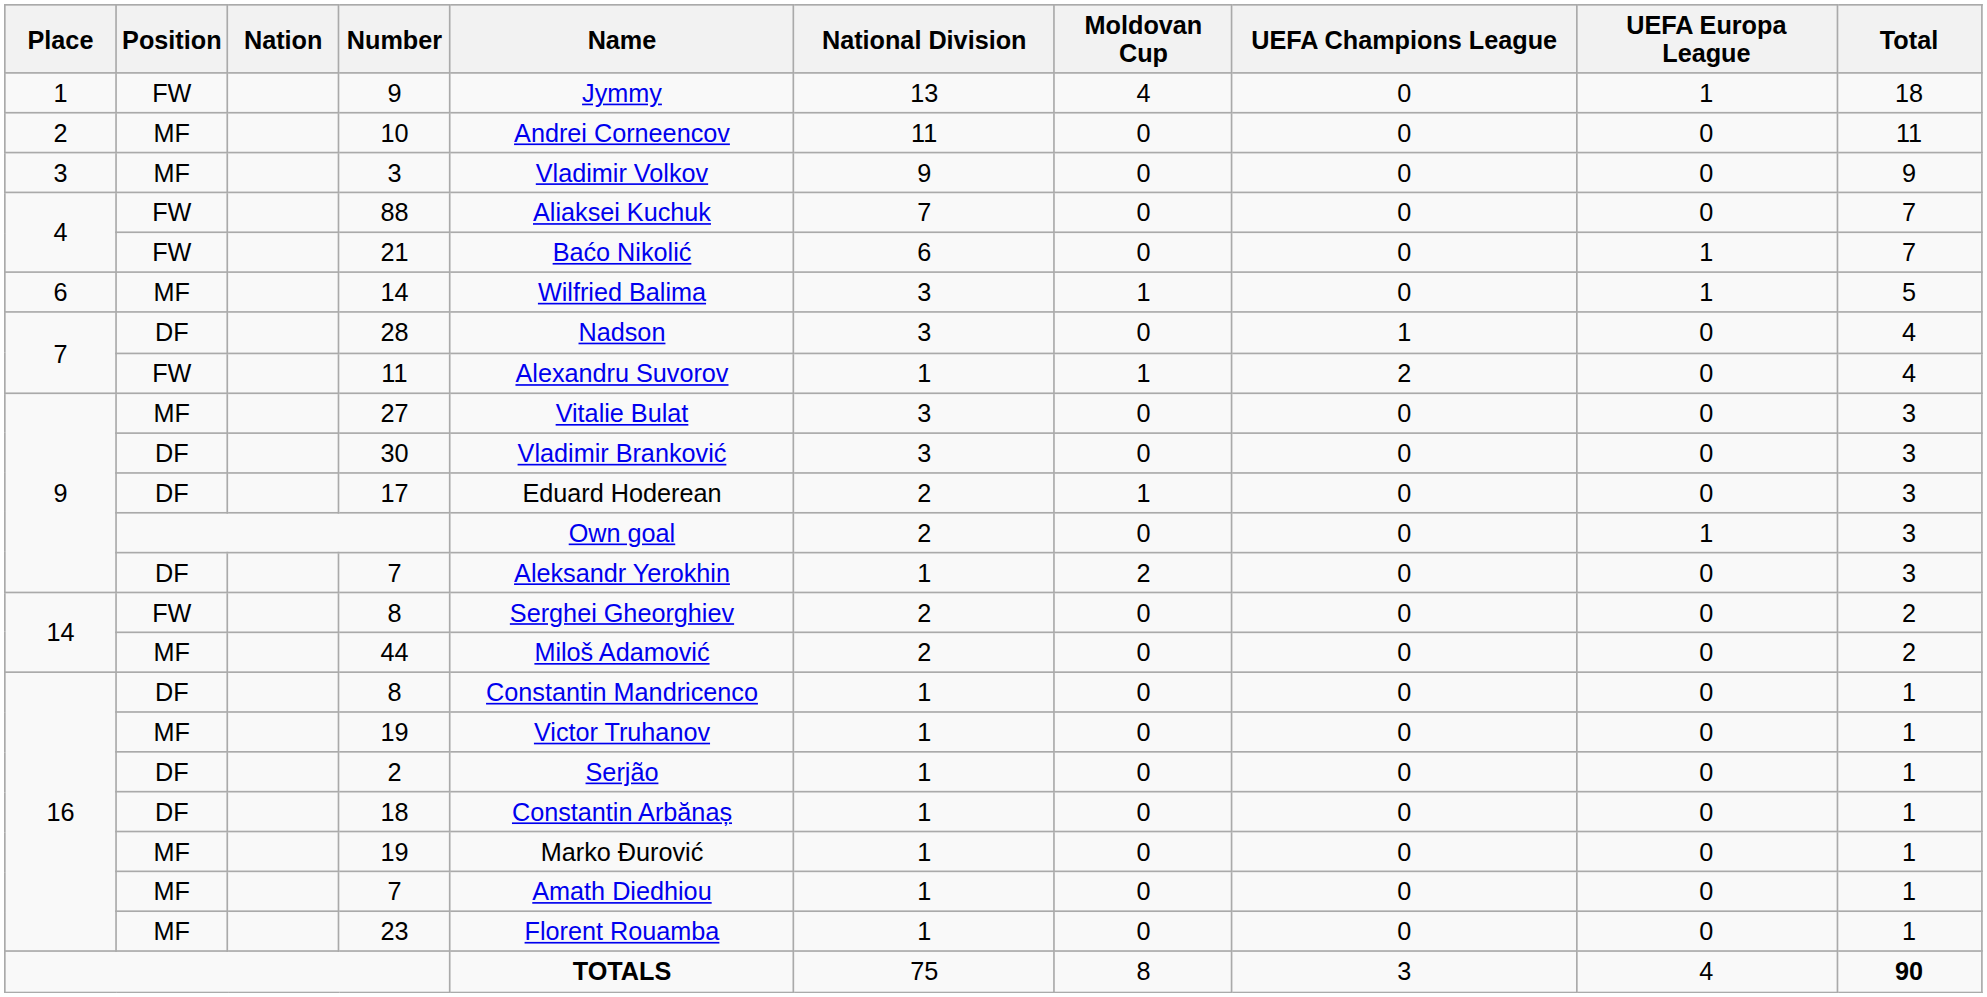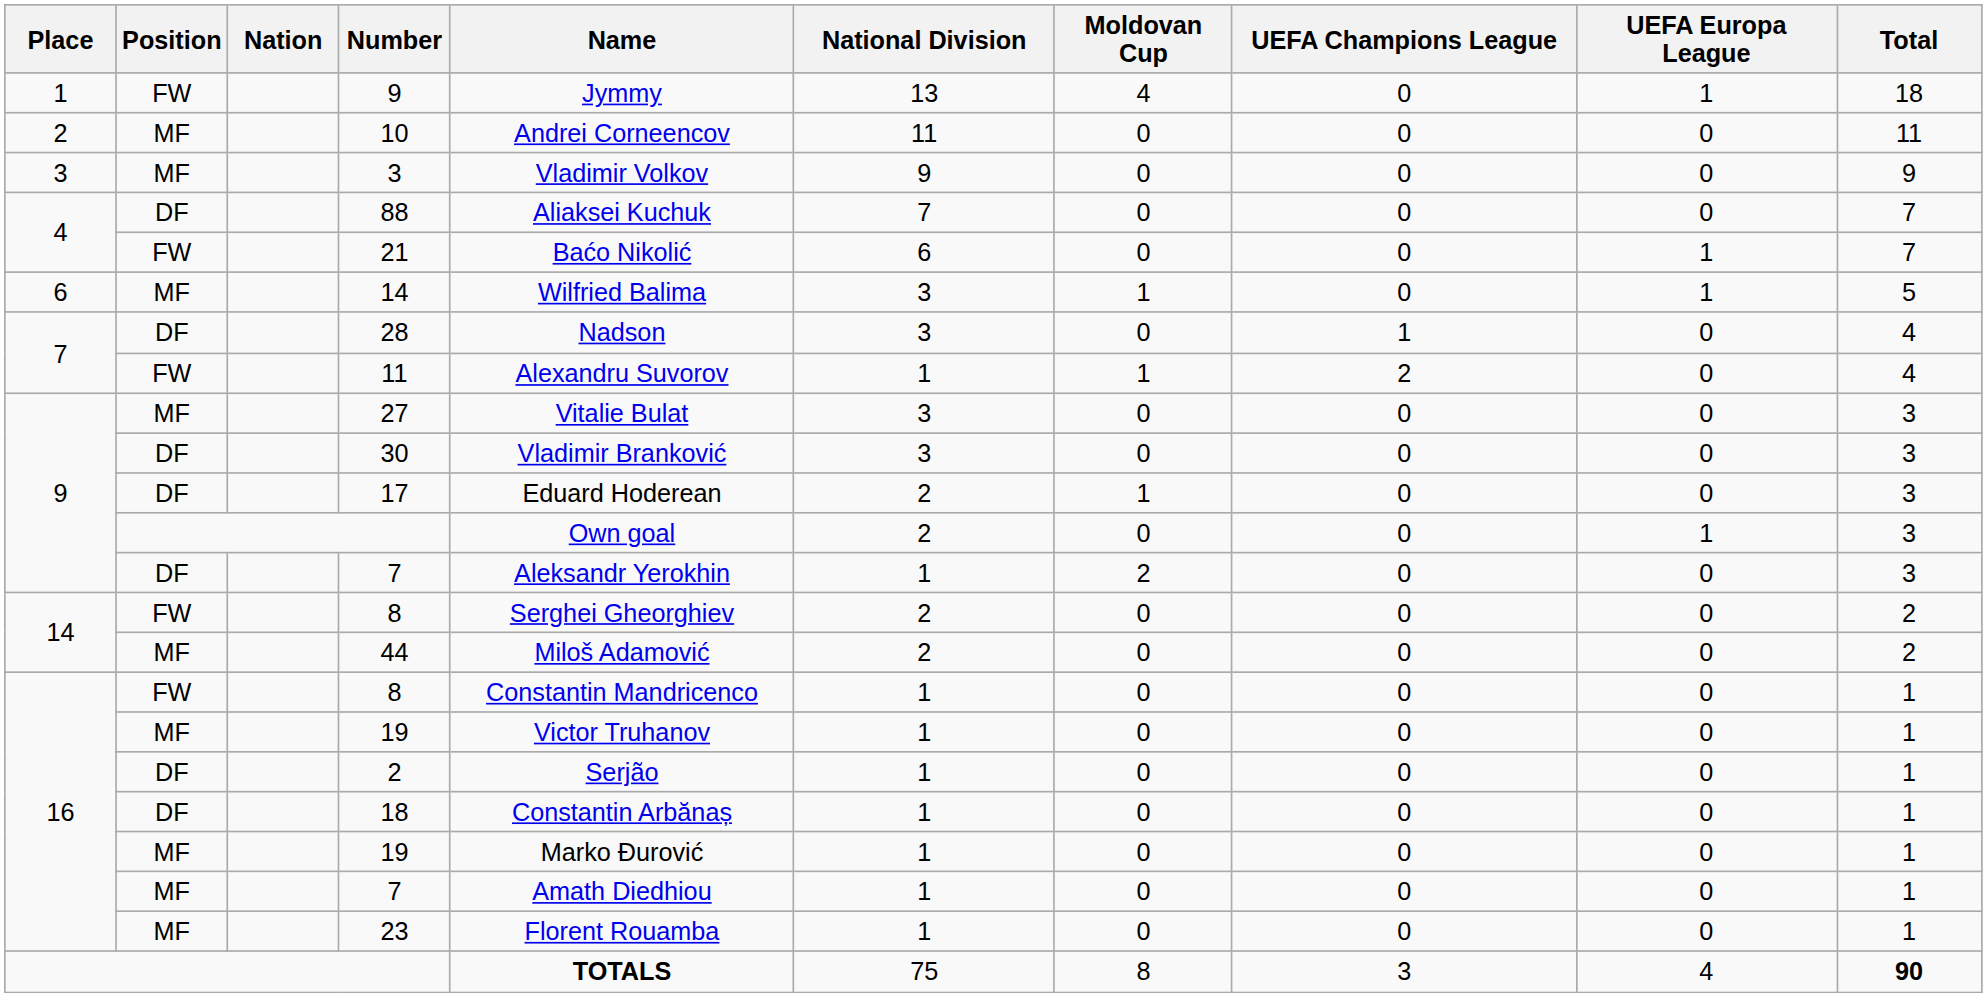(172, 213) FW -> (172, 213) DF
(172, 692) DF -> (172, 692) FW
